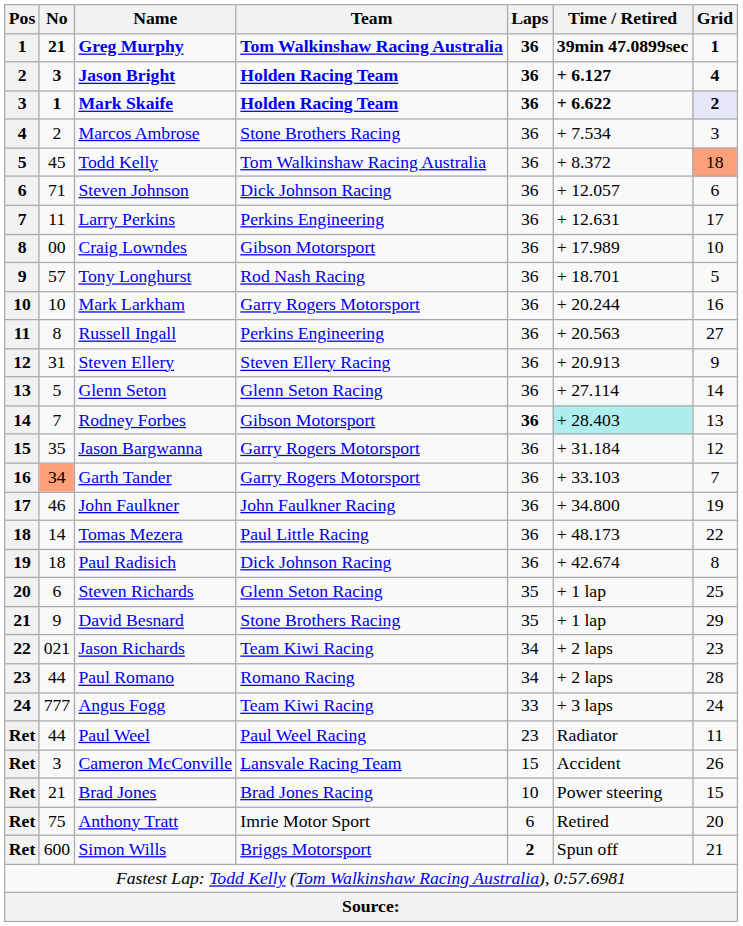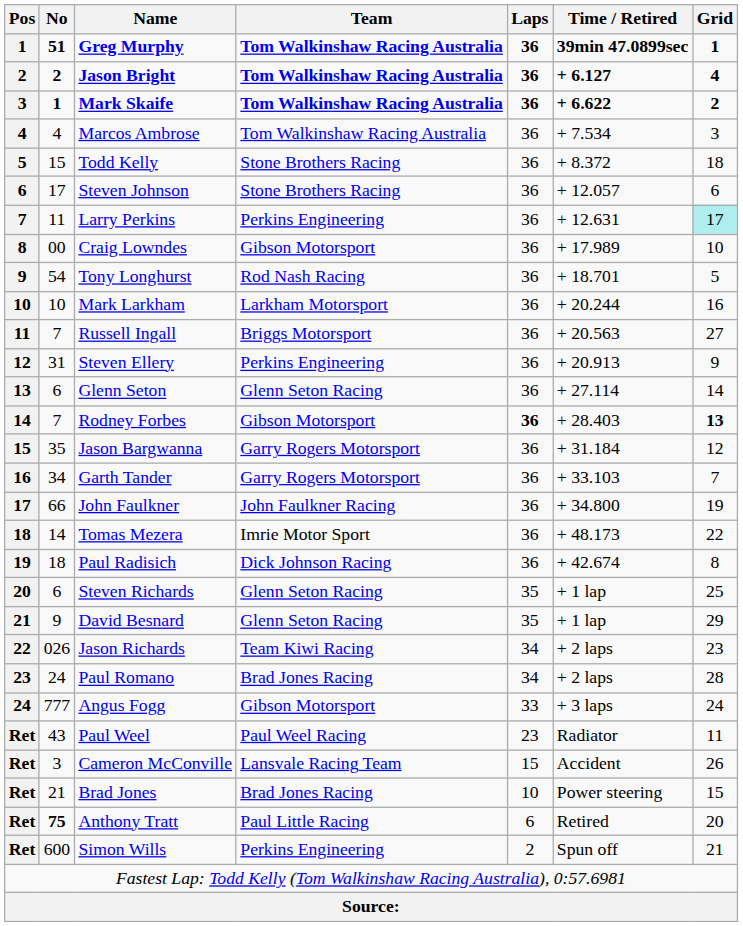(57, 47) 21 -> (57, 47) 51
(57, 76) 3 -> (57, 76) 2
(319, 76) Holden Racing Team -> (372, 76) Tom Walkinshaw Racing Australia
(319, 104) Holden Racing Team -> (372, 104) Tom Walkinshaw Racing Australia
(715, 104) lavender background -> (715, 104) no background
(57, 133) 2 -> (57, 133) 4
(320, 133) Stone Brothers Racing -> (363, 133) Tom Walkinshaw Racing Australia
(57, 162) 45 -> (57, 162) 15
(363, 162) Tom Walkinshaw Racing Australia -> (320, 162) Stone Brothers Racing
(715, 162) lightsalmon background -> (715, 162) no background
(57, 190) 71 -> (57, 190) 17
(316, 190) Dick Johnson Racing -> (320, 190) Stone Brothers Racing
(715, 219) no background -> (715, 219) paleturquoise background
(57, 276) 57 -> (57, 276) 54
(330, 305) Garry Rogers Motorsport -> (314, 305) Larkham Motorsport
(57, 333) 8 -> (57, 333) 7
(312, 333) Perkins Engineering -> (306, 333) Briggs Motorsport
(315, 362) Steven Ellery Racing -> (312, 362) Perkins Engineering
(57, 391) 5 -> (57, 391) 6
(588, 419) paleturquoise background -> (588, 419) no background
(715, 419) normal -> (715, 419) bold
(57, 477) lightsalmon background -> (57, 477) no background
(57, 505) 46 -> (57, 505) 66
(305, 534) Paul Little Racing -> (305, 534) Imrie Motor Sport
(320, 620) Stone Brothers Racing -> (311, 620) Glenn Seton Racing
(57, 649) 021 -> (57, 649) 026
(57, 677) 44 -> (57, 677) 24
(297, 677) Romano Racing -> (307, 677) Brad Jones Racing
(307, 706) Team Kiwi Racing -> (308, 706) Gibson Motorsport
(57, 735) 44 -> (57, 735) 43
(57, 821) normal -> (57, 821) bold
(305, 821) Imrie Motor Sport -> (305, 821) Paul Little Racing
(306, 849) Briggs Motorsport -> (312, 849) Perkins Engineering
(530, 849) bold -> (530, 849) normal
